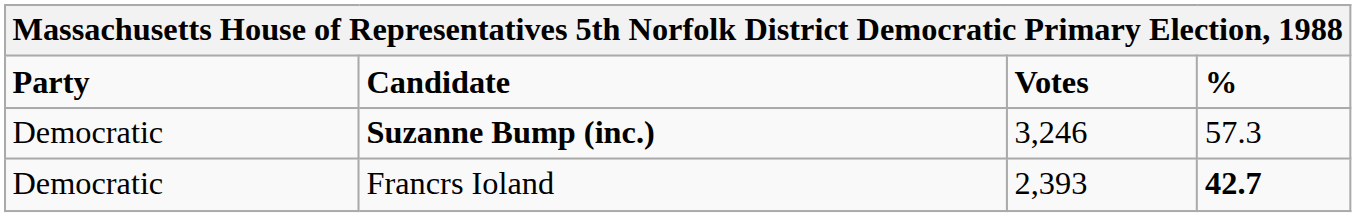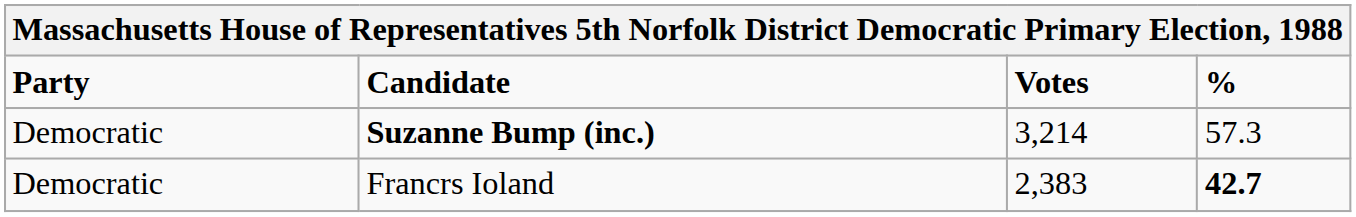(1051, 132) 3,246 -> (1051, 132) 3,214
(1051, 183) 2,393 -> (1051, 183) 2,383
